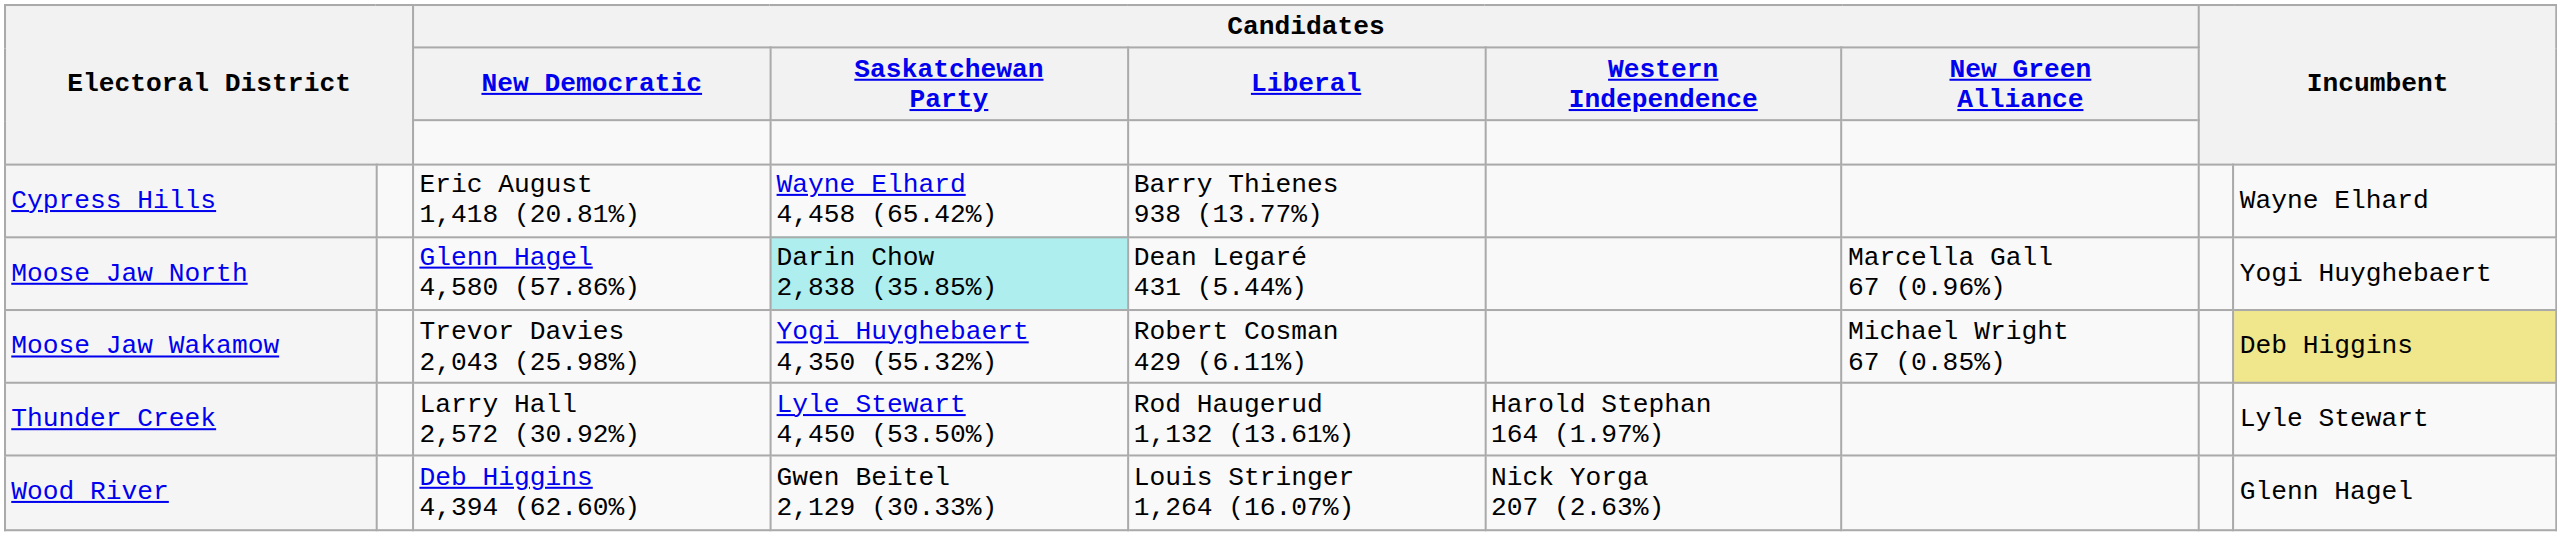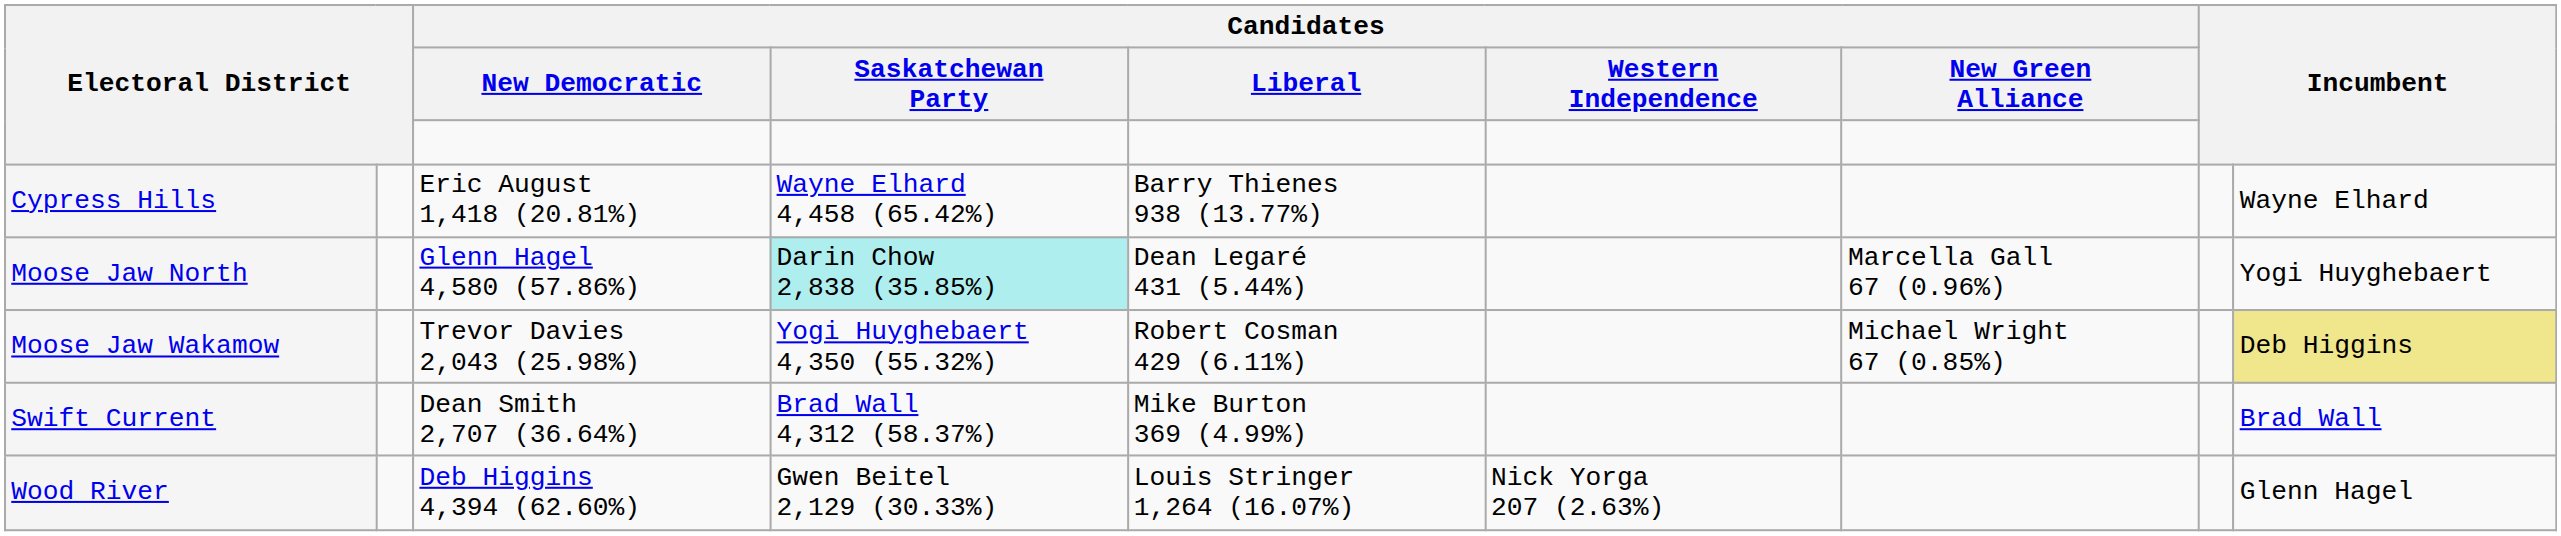+ row: (114, 420)
- row: (114, 420)
